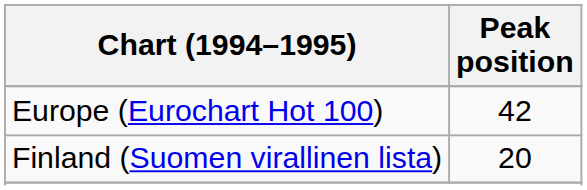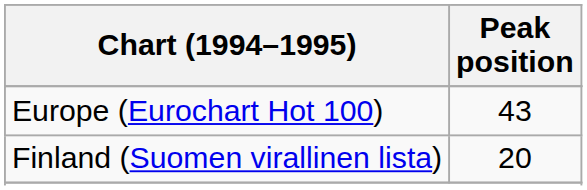(515, 110) 42 -> (515, 110) 43
